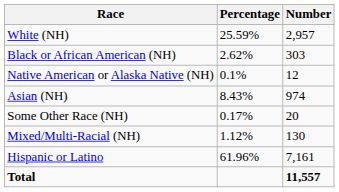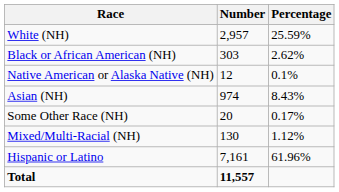columns swapped: (309, 14) <-> (250, 14)
